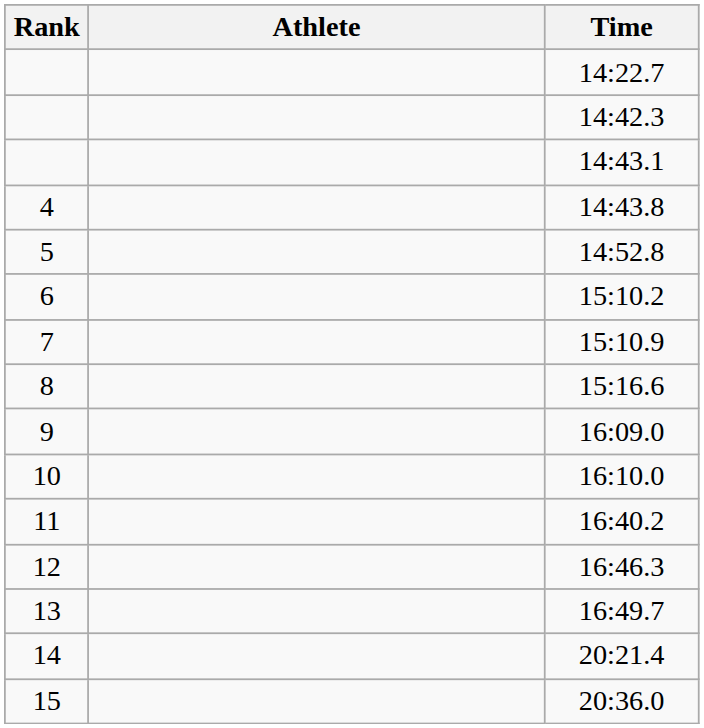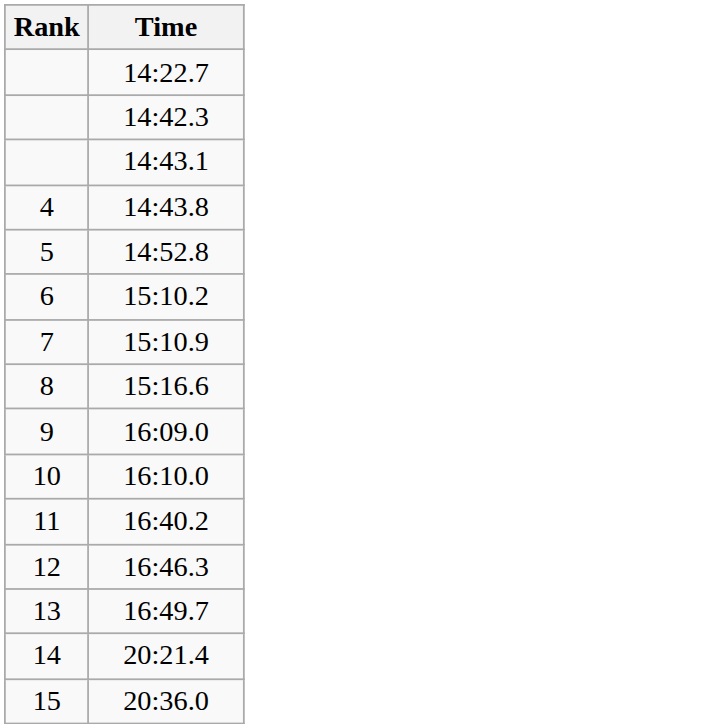- column: (317, 26)
